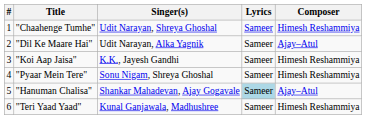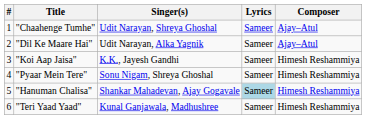(318, 28) Himesh Reshammiya -> (298, 28) Ajay–Atul
(298, 91) Ajay–Atul -> (318, 91) Himesh Reshammiya
